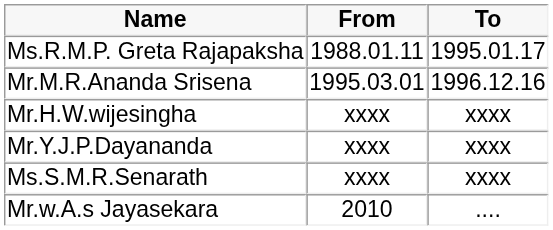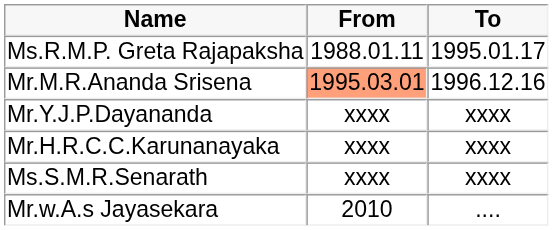(367, 82) no background -> (367, 82) lightsalmon background
- row: (102, 114)
+ row: (143, 146)
